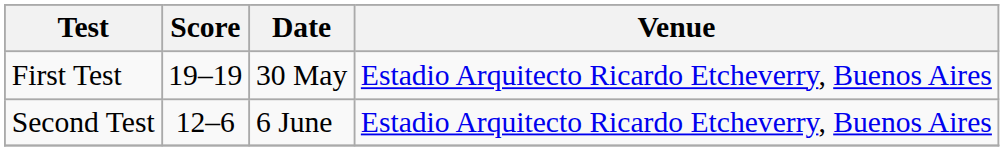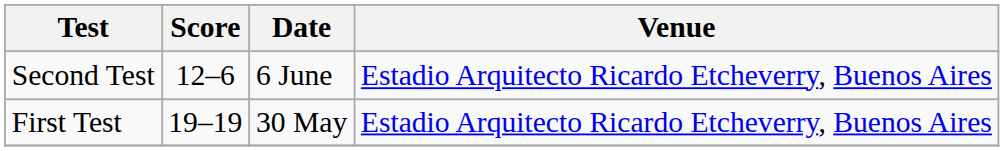rows swapped: (67, 74) <-> (83, 121)
